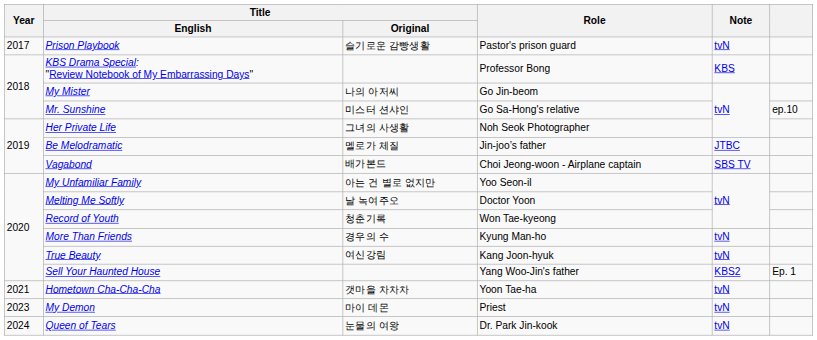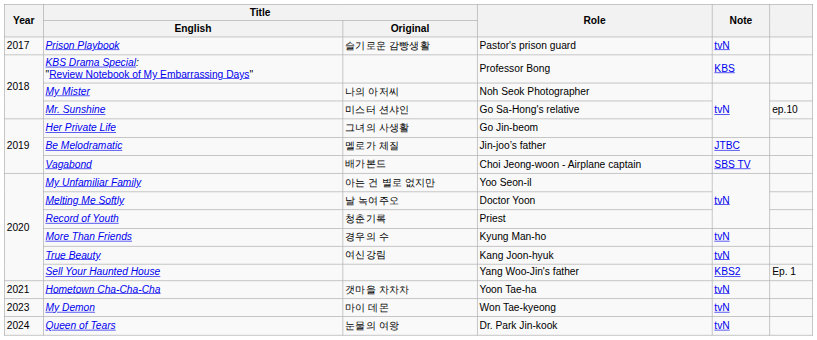(509, 91) Go Jin-beom -> (534, 91) Noh Seok Photographer
(534, 128) Noh Seok Photographer -> (509, 128) Go Jin-beom
(518, 219) Won Tae-kyeong -> (493, 219) Priest
(493, 307) Priest -> (518, 307) Won Tae-kyeong
